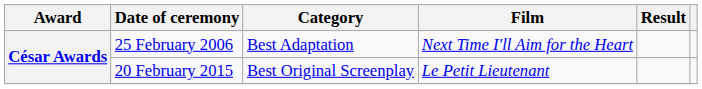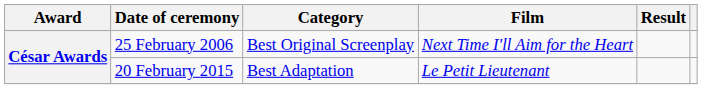(300, 44) Best Adaptation -> (331, 44) Best Original Screenplay
(331, 70) Best Original Screenplay -> (300, 70) Best Adaptation
